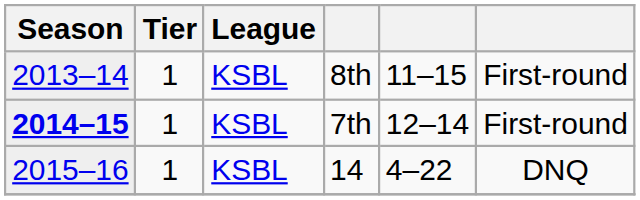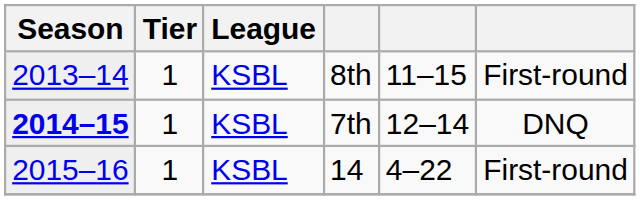(556, 123) First-round -> (556, 123) DNQ
(556, 170) DNQ -> (556, 170) First-round
